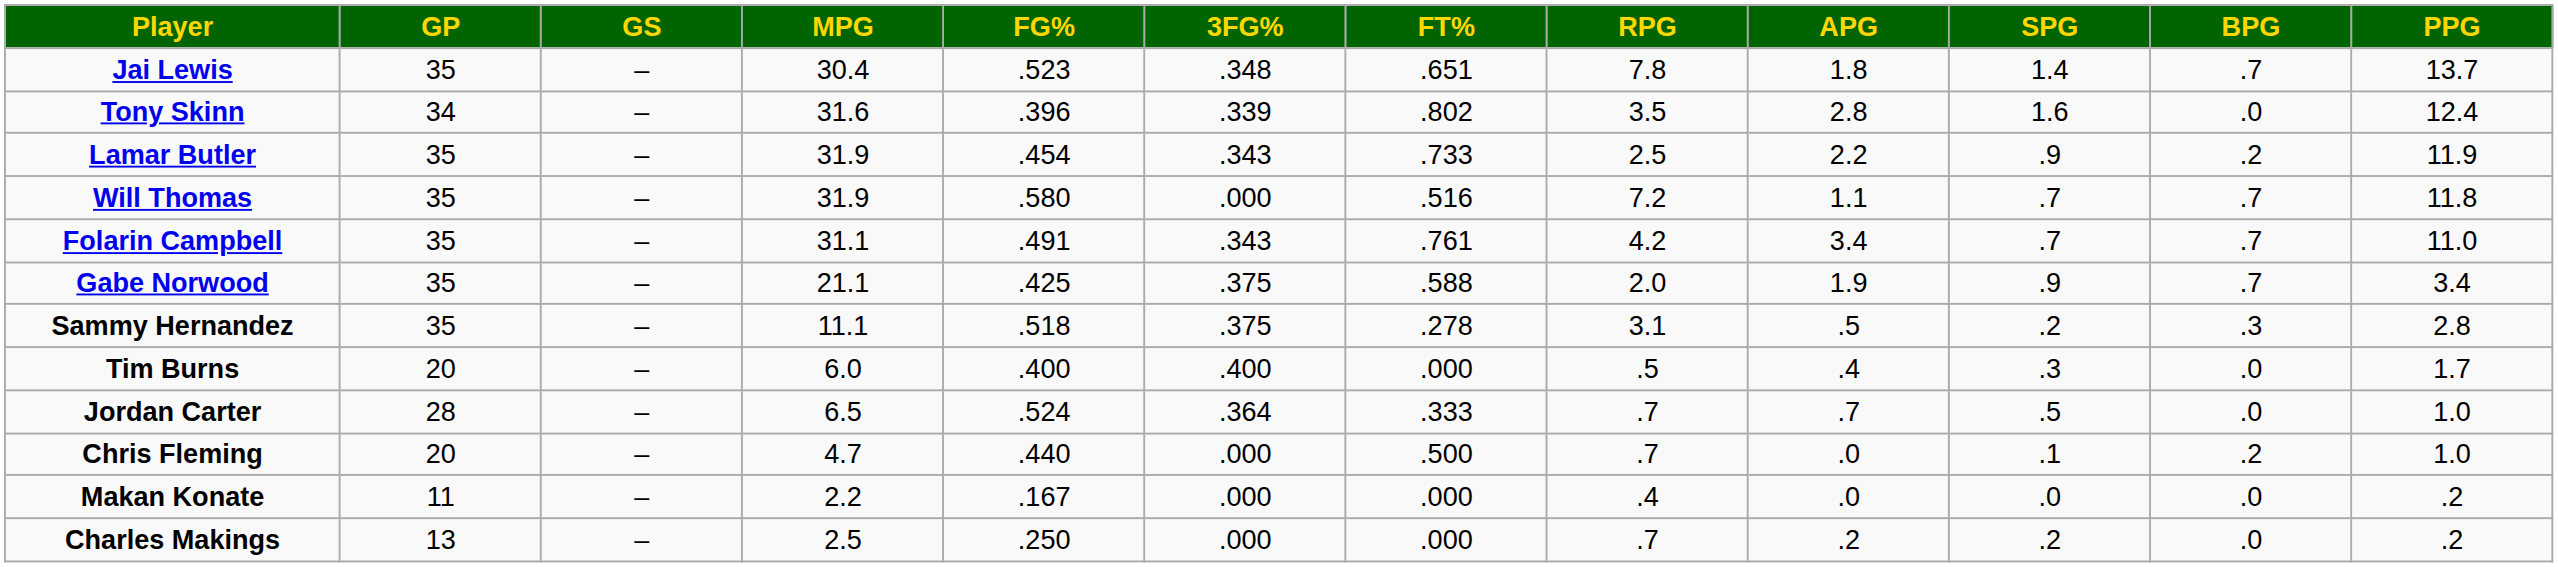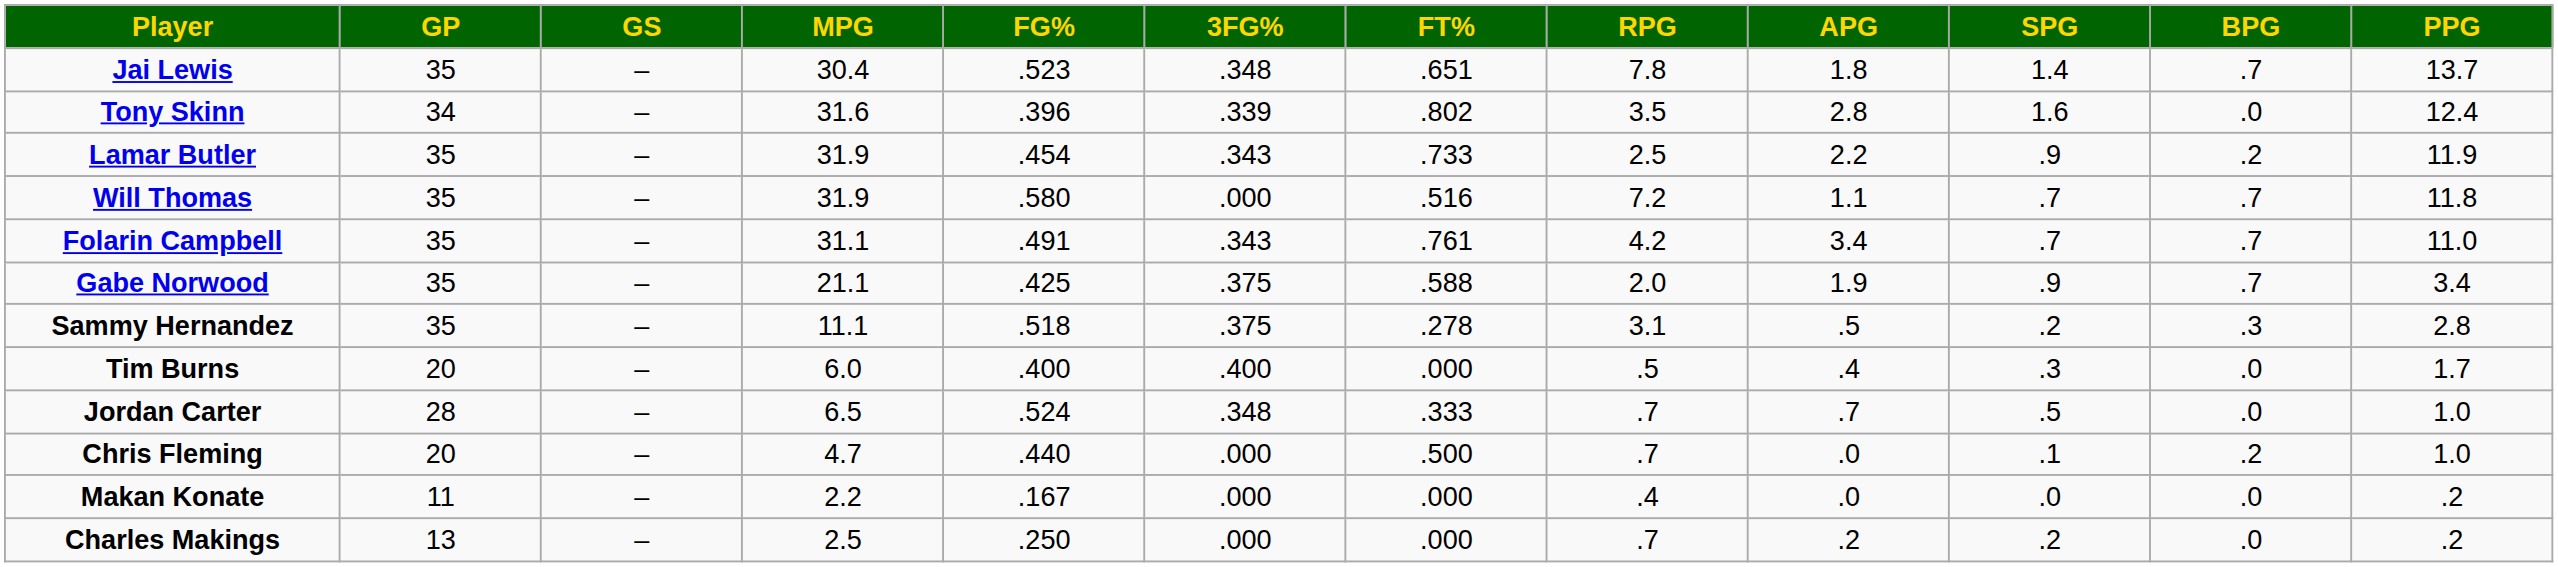(1245, 412) .364 -> (1245, 412) .348
